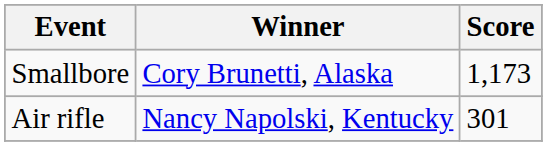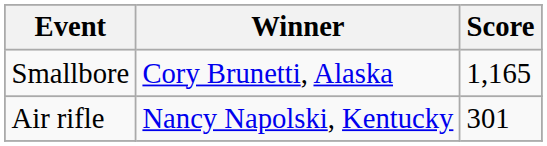(499, 72) 1,173 -> (499, 72) 1,165
